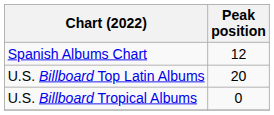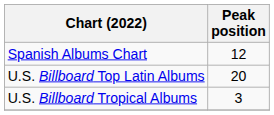(239, 98) 0 -> (239, 98) 3
